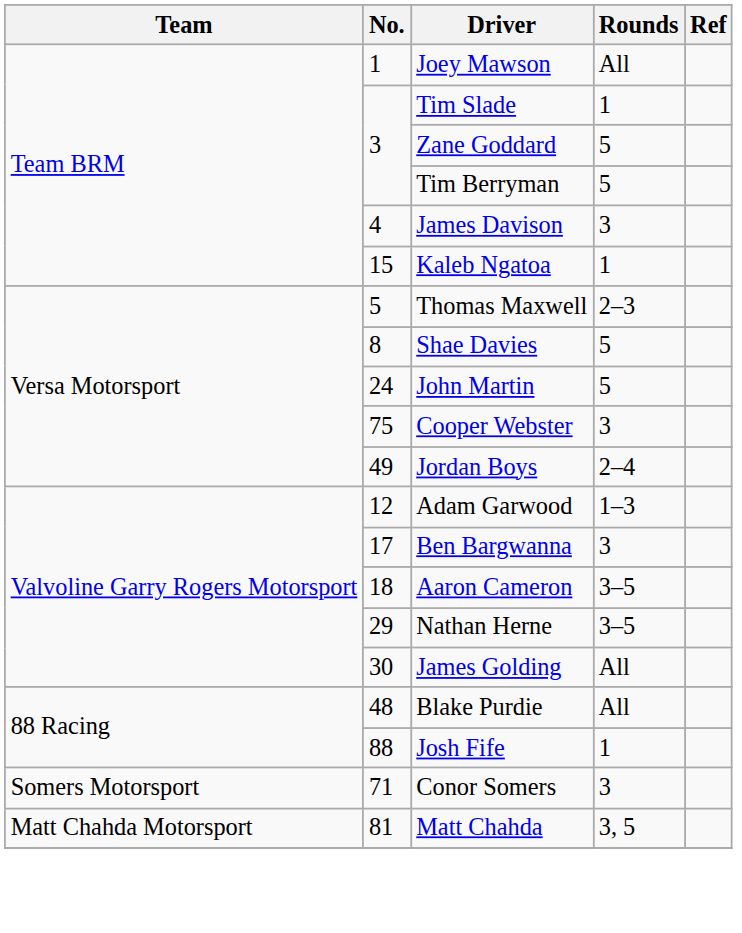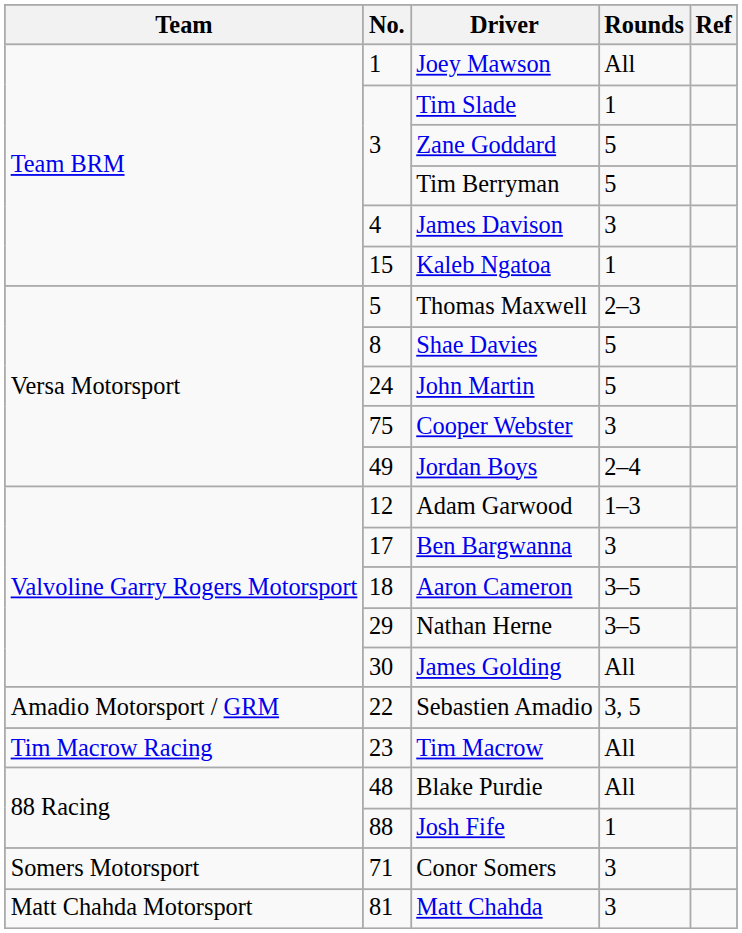+ row: (504, 706)
+ row: (480, 747)
(617, 827) 3, 5 -> (610, 907) 3
